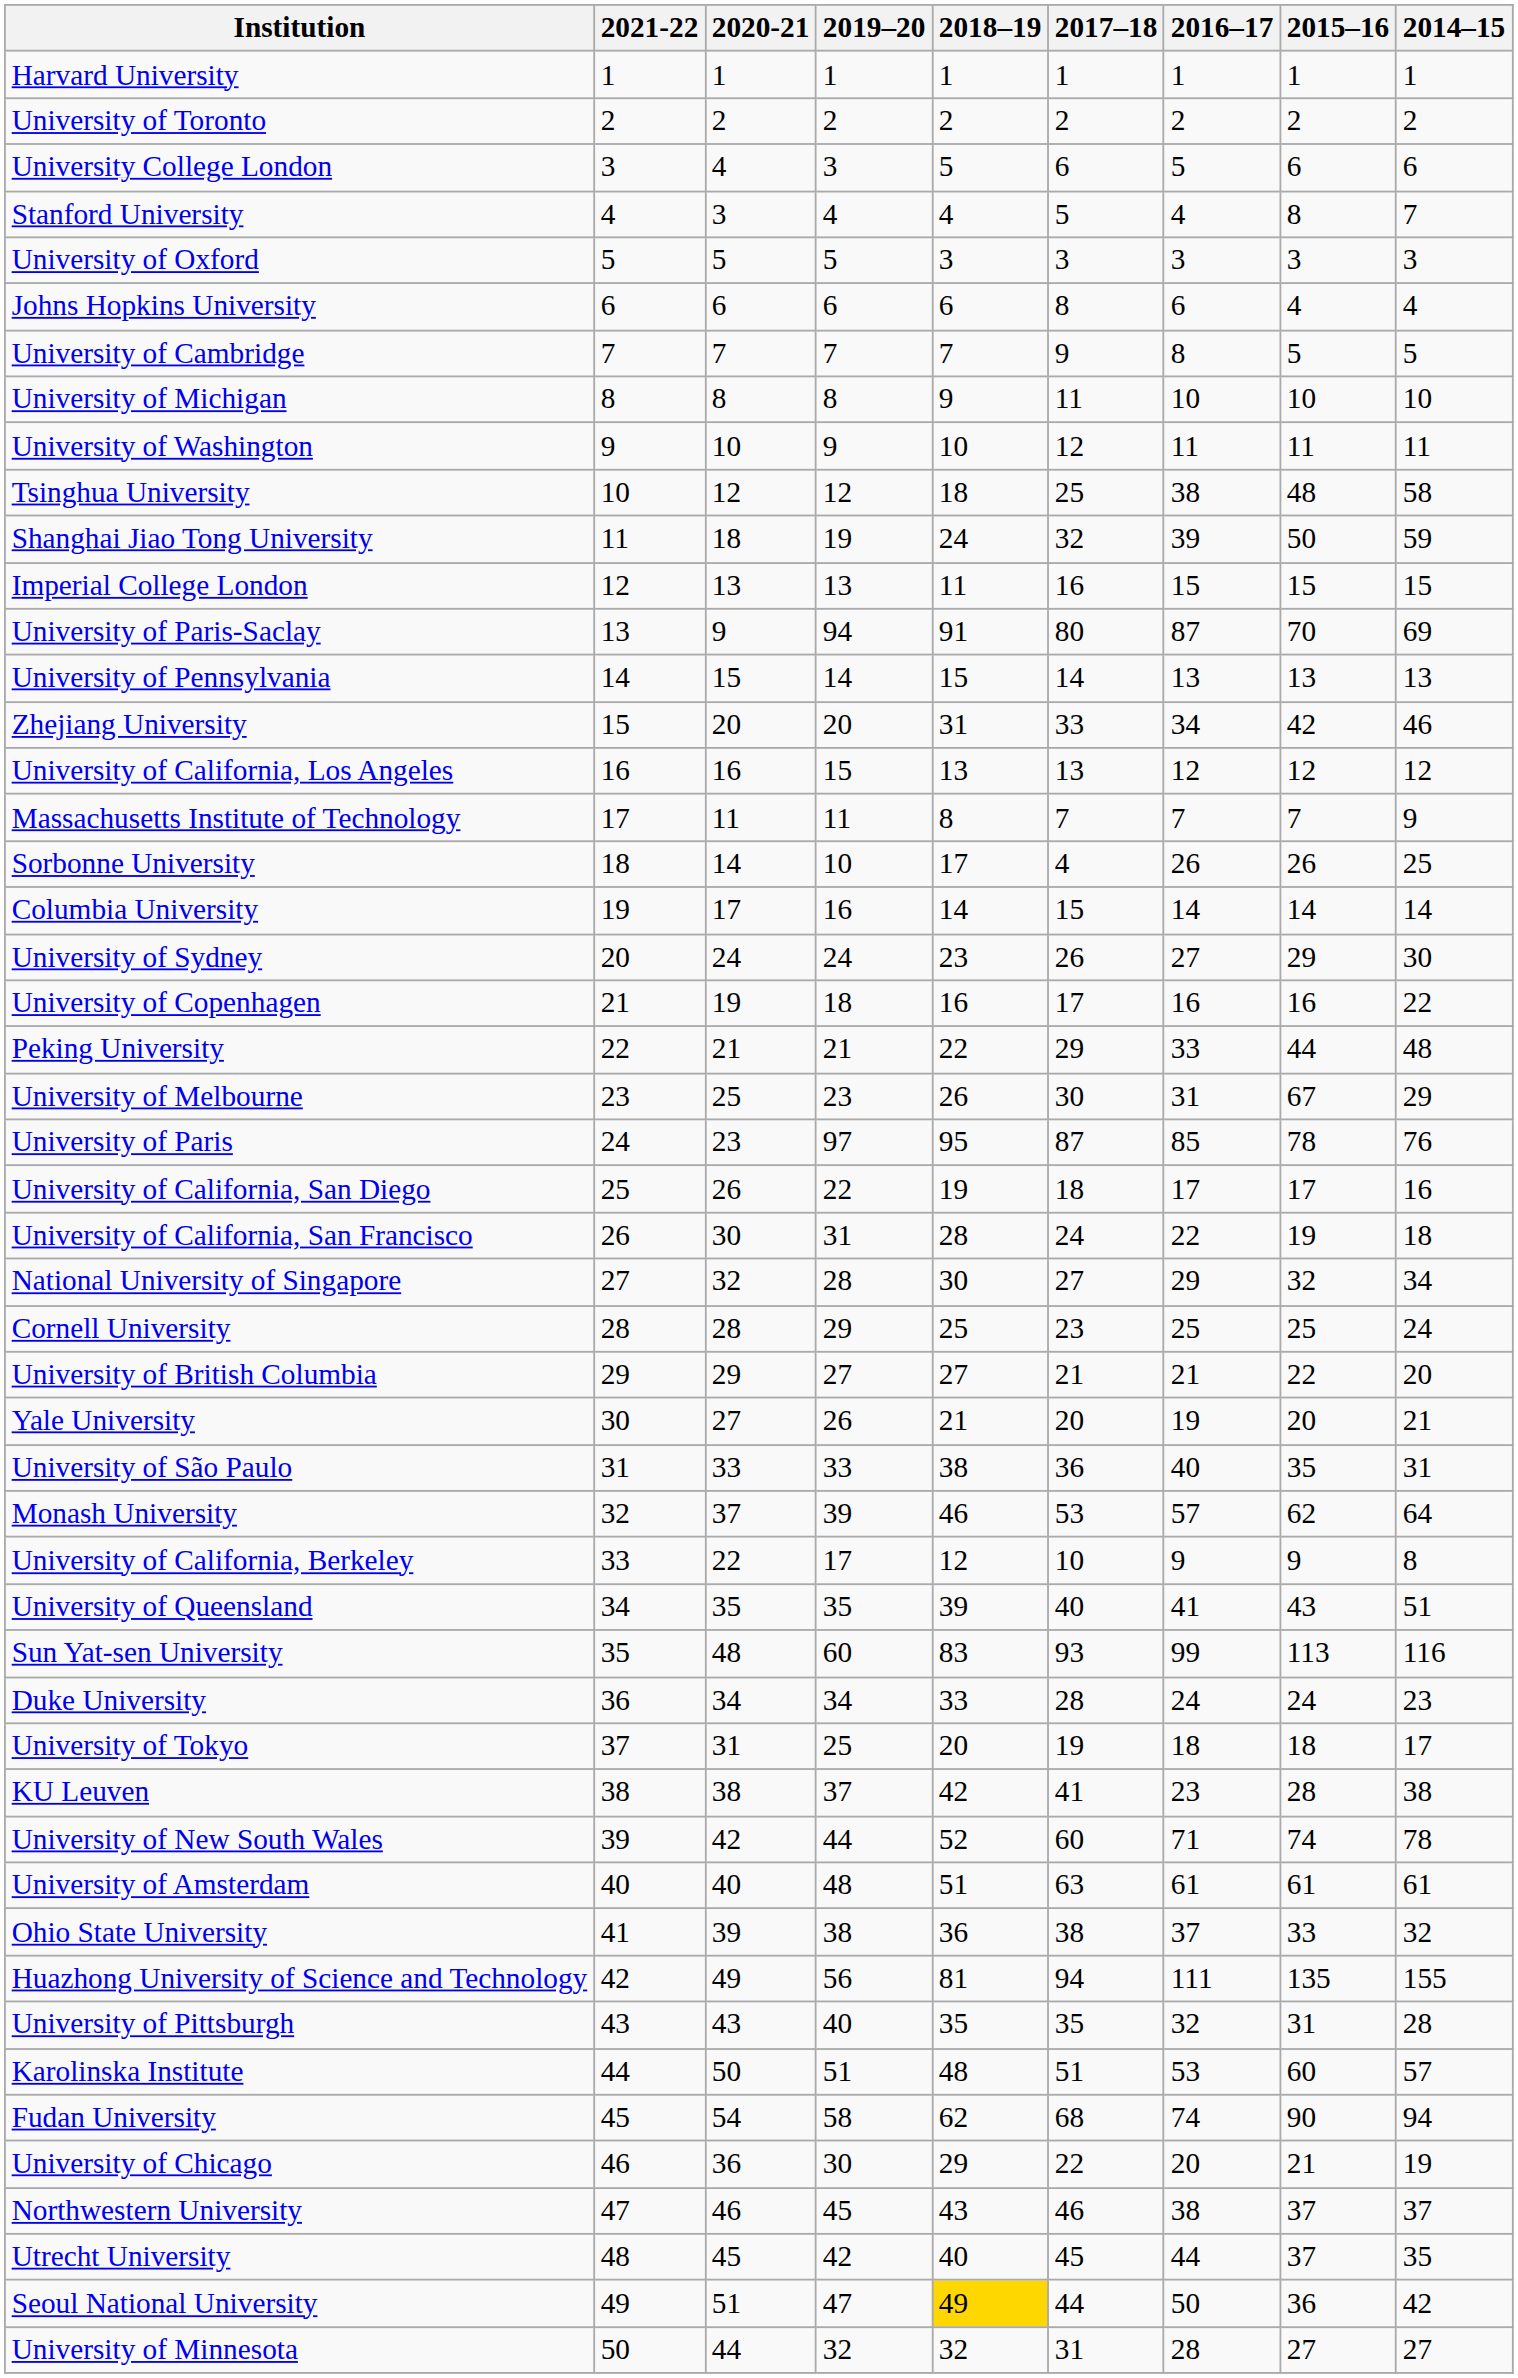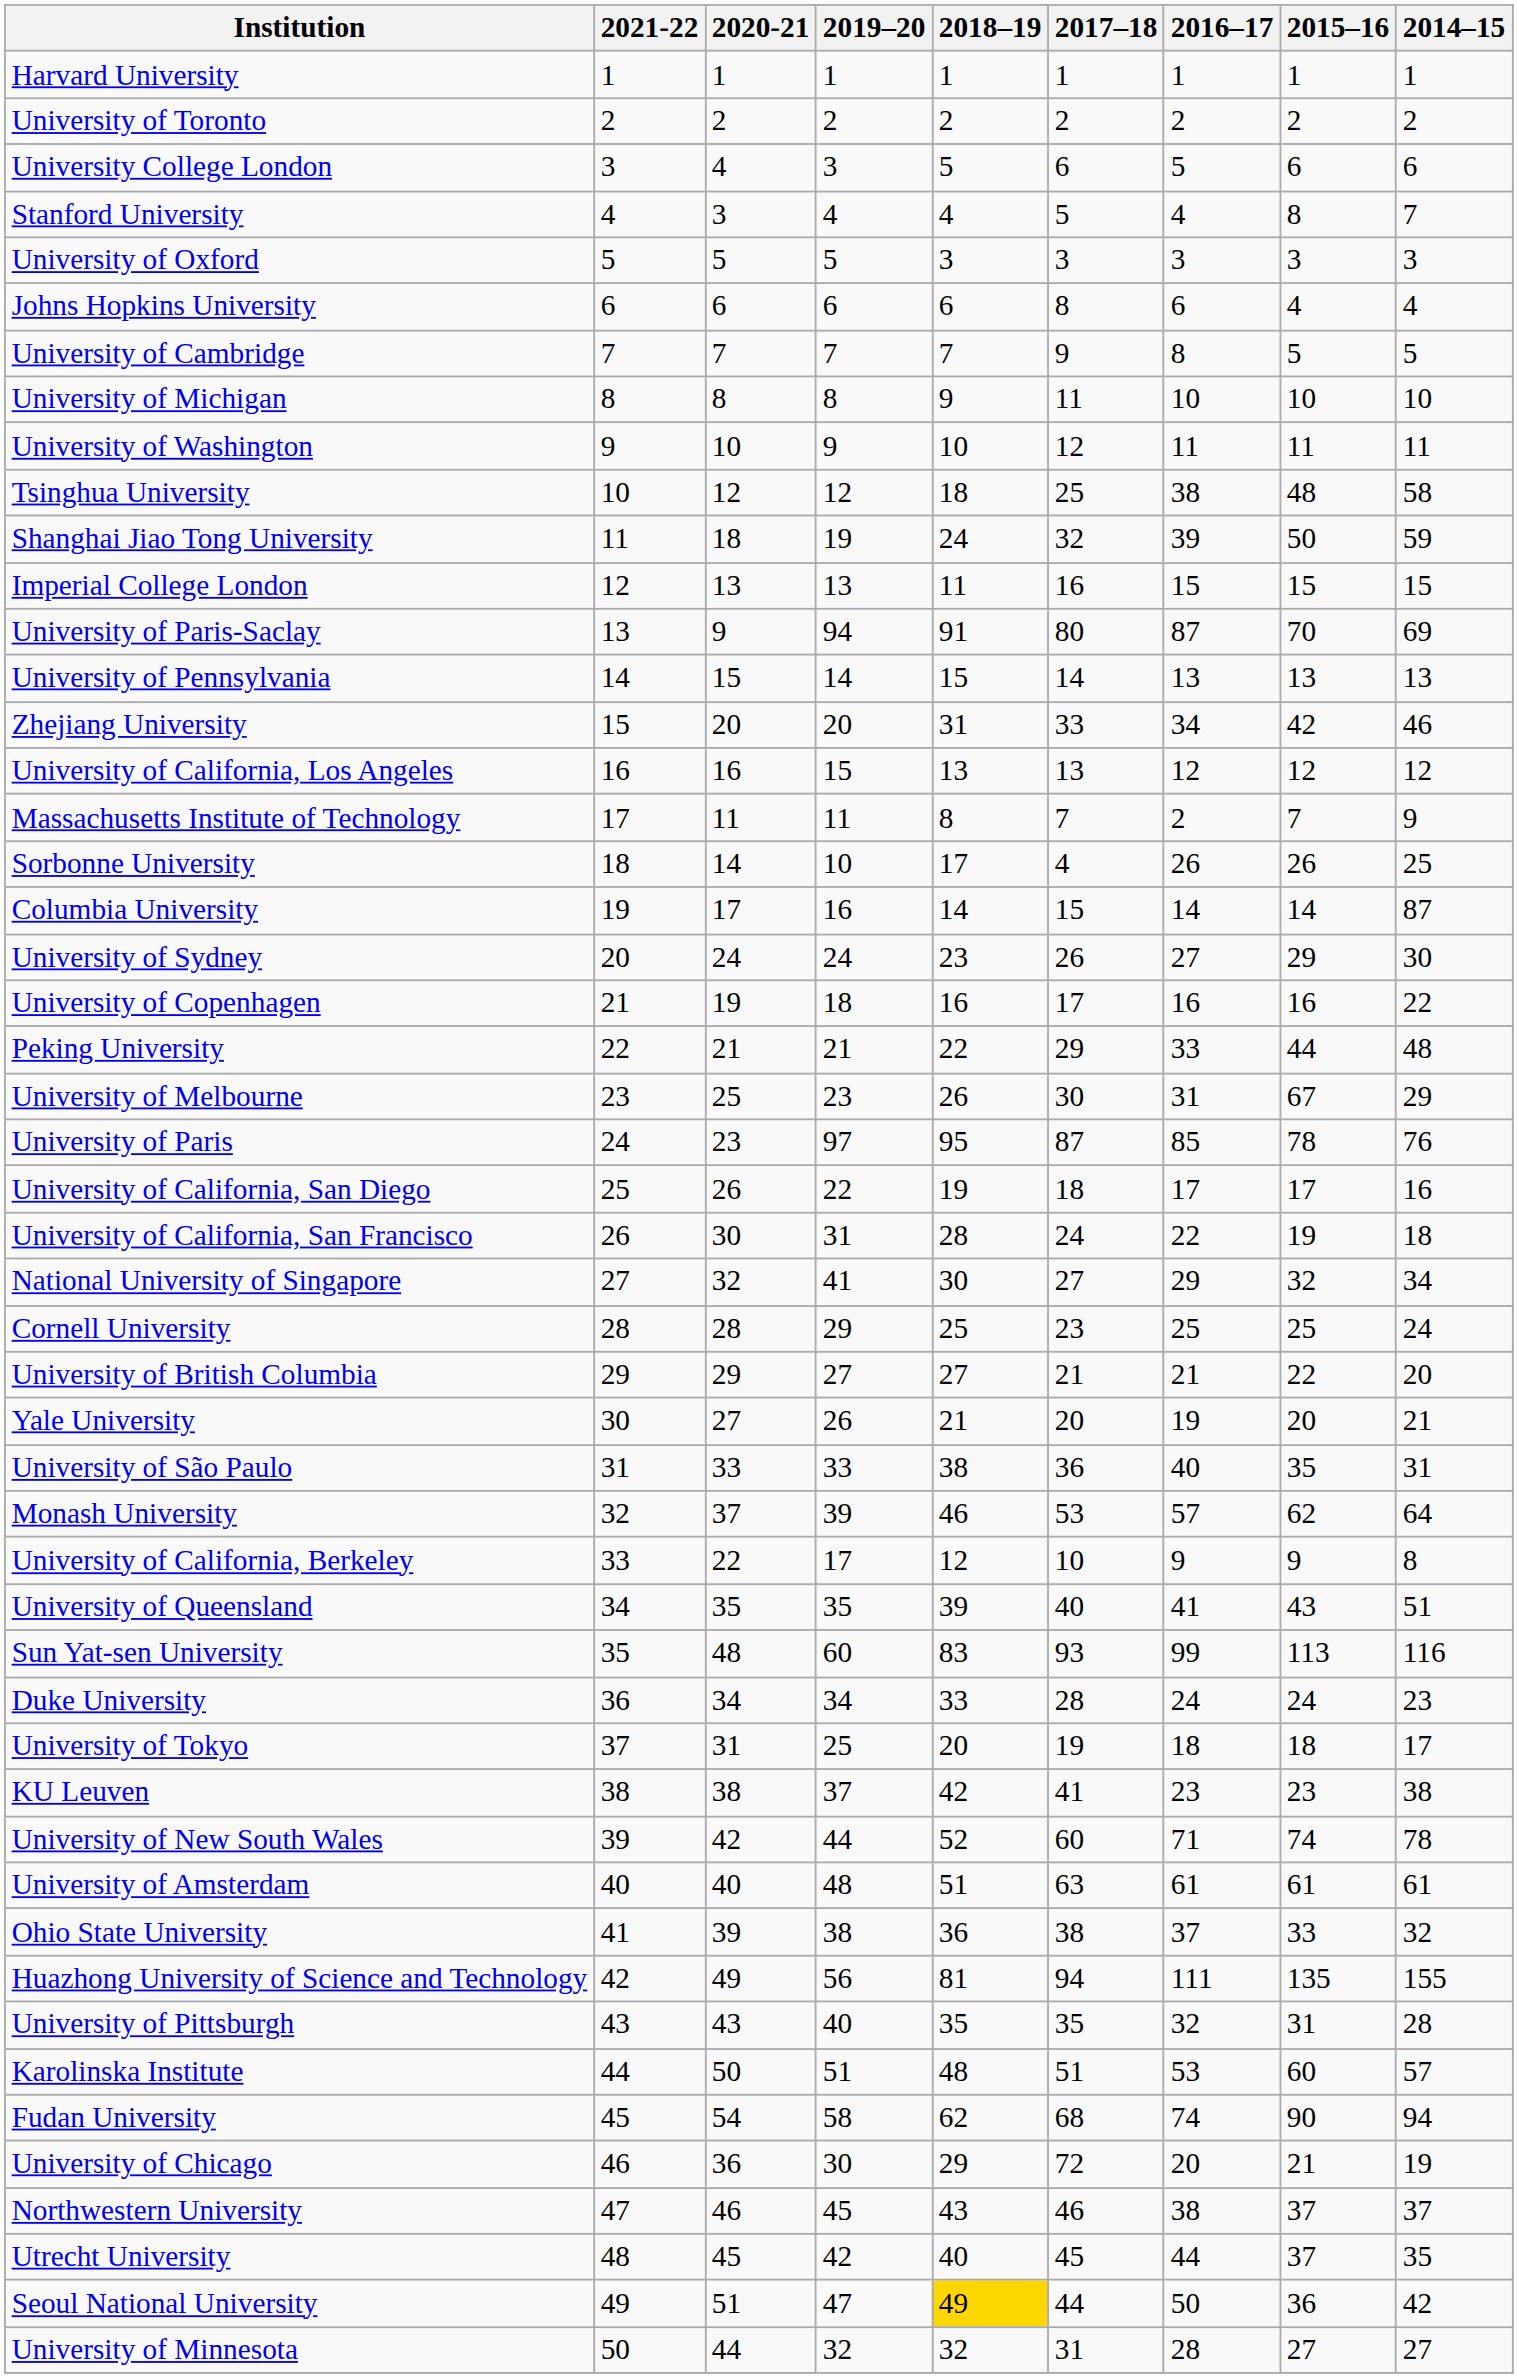(1178, 817) 7 -> (1178, 817) 2
(1417, 910) 14 -> (1417, 910) 87
(838, 1281) 28 -> (838, 1281) 41
(1301, 1792) 28 -> (1301, 1792) 23
(1069, 2163) 22 -> (1069, 2163) 72
